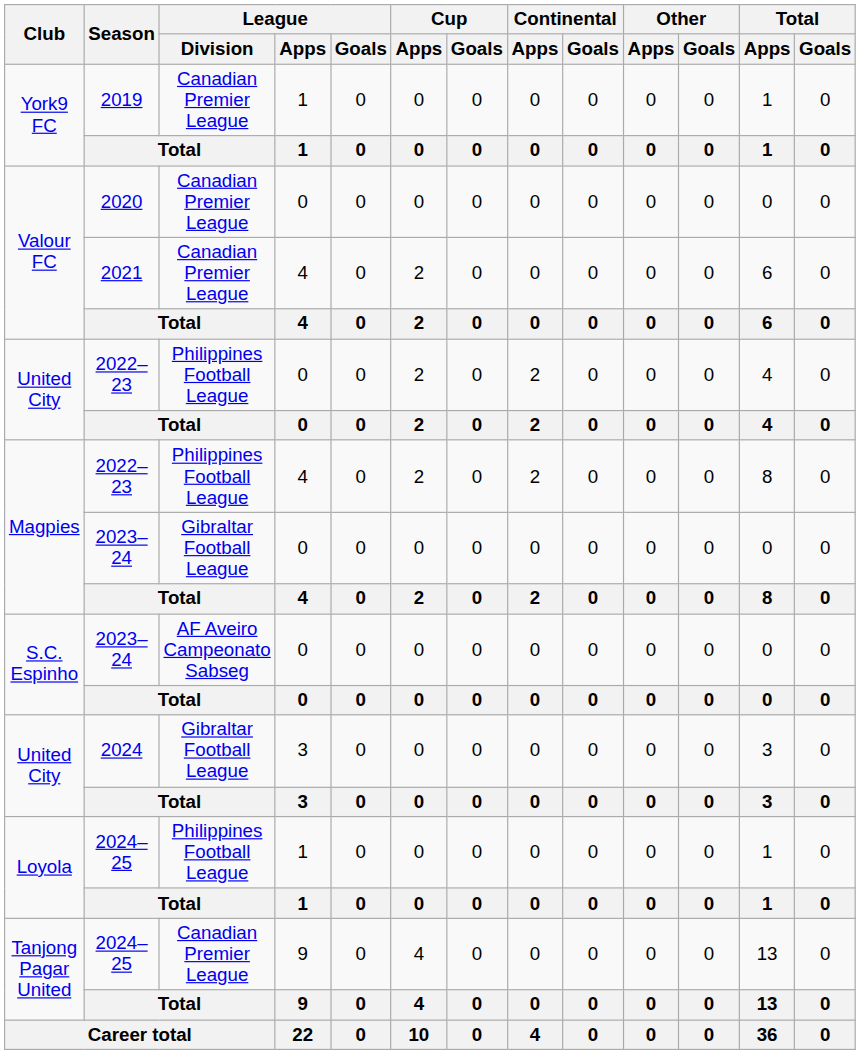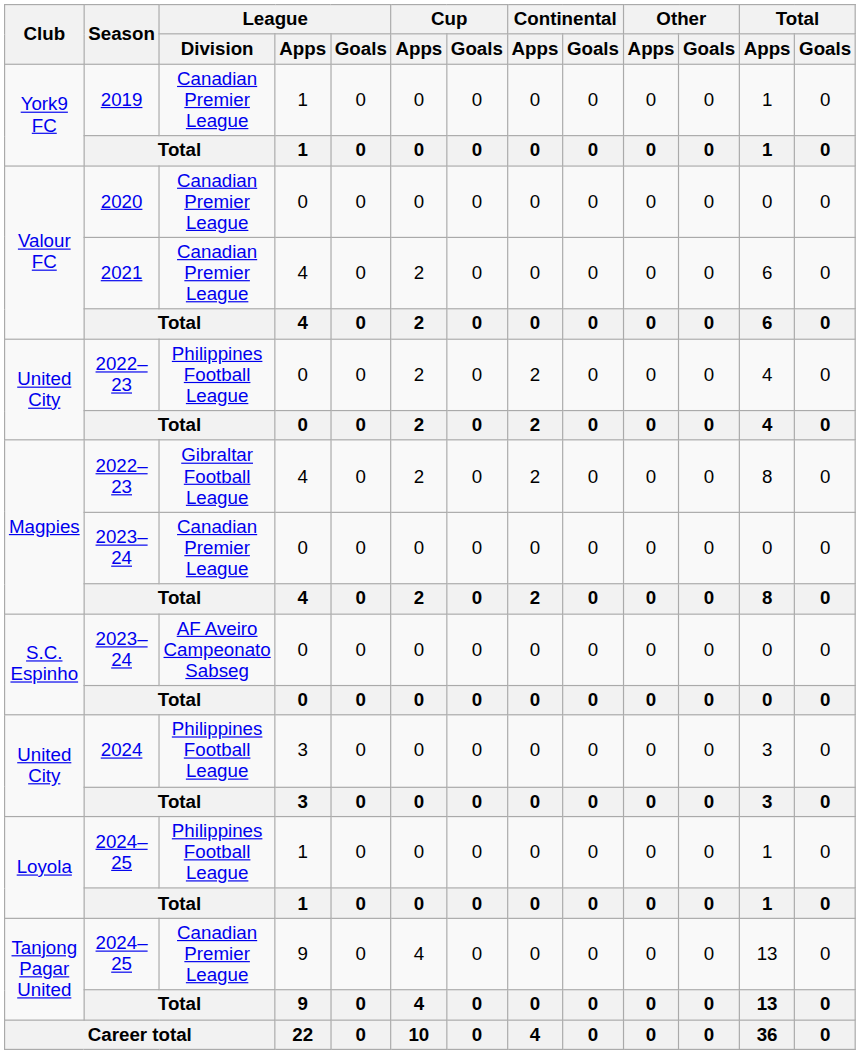(217, 476) Philippines Football League -> (217, 476) Gibraltar Football League
(217, 547) Gibraltar Football League -> (217, 547) Canadian Premier League
(217, 750) Gibraltar Football League -> (217, 750) Philippines Football League
